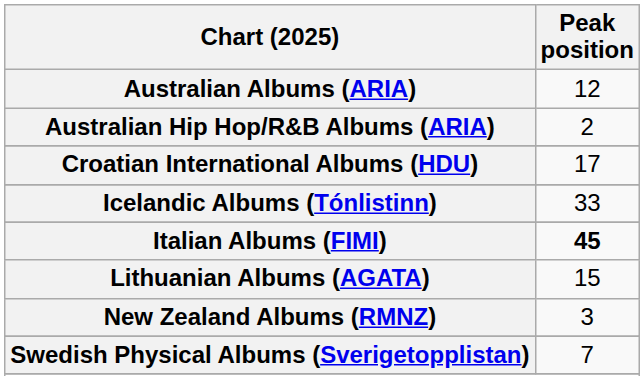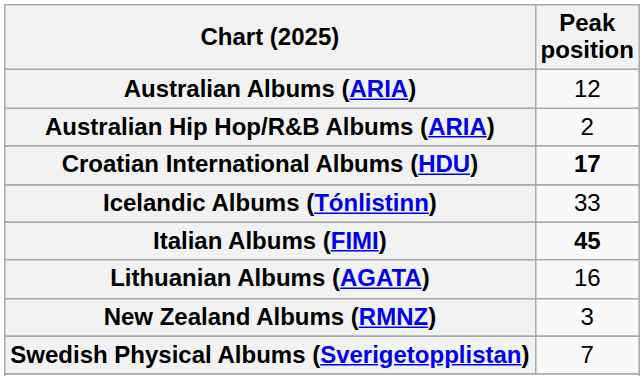(587, 164) normal -> (587, 164) bold
(587, 278) 15 -> (587, 278) 16
